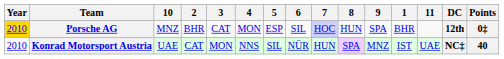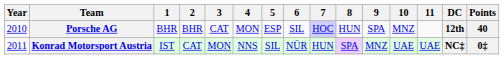columns swapped: (404, 12) <-> (168, 12)
(17, 28) gold background -> (17, 28) no background
(483, 28) 0‡ -> (483, 28) 40
(17, 45) 2010 -> (17, 45) 2011
(483, 45) 40 -> (483, 45) 0‡
